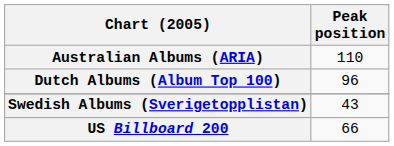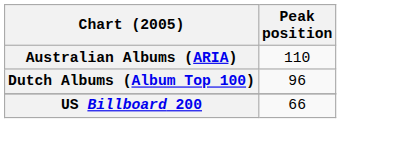- row: (158, 105)
